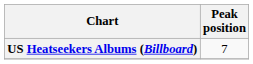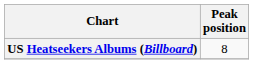(225, 48) 7 -> (225, 48) 8
